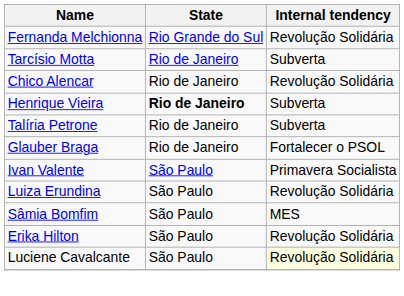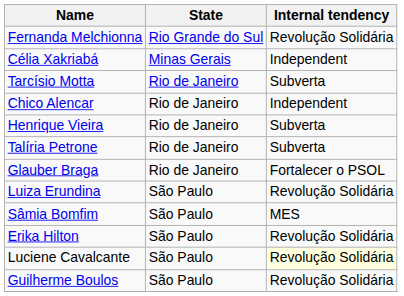+ row: (53, 59)
(332, 81) Revolução Solidária -> (308, 103) Independent
(197, 103) bold -> (194, 125) normal
- row: (46, 170)
+ row: (63, 280)
